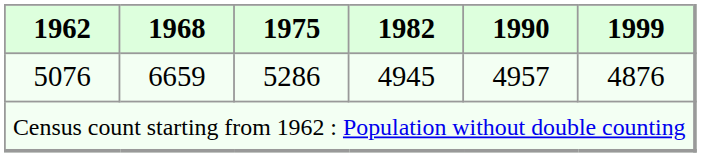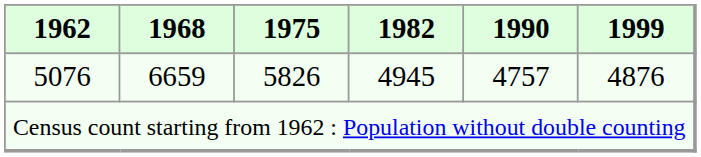(292, 76) 5286 -> (292, 76) 5826
(521, 76) 4957 -> (521, 76) 4757
